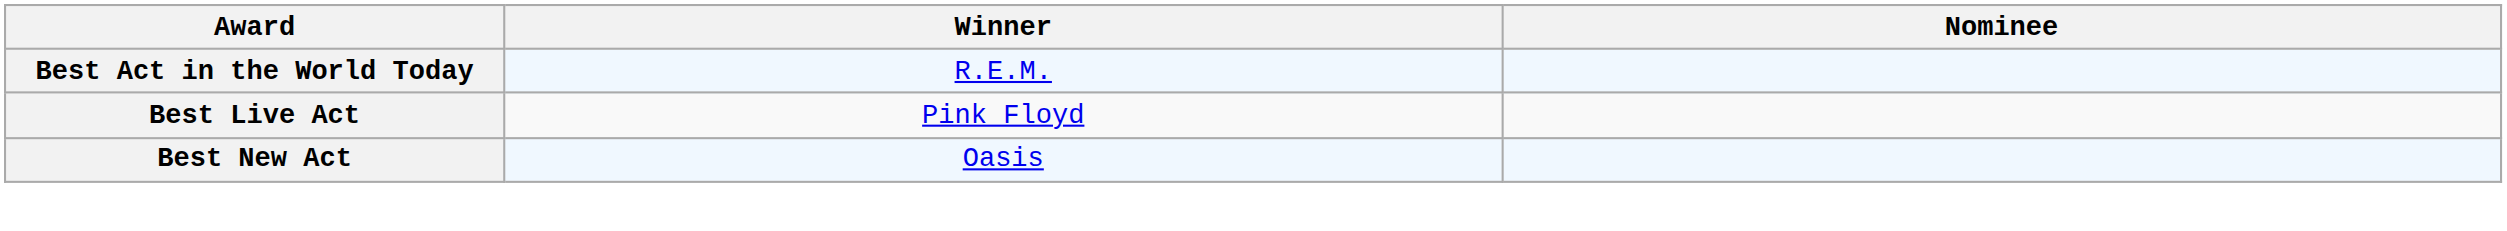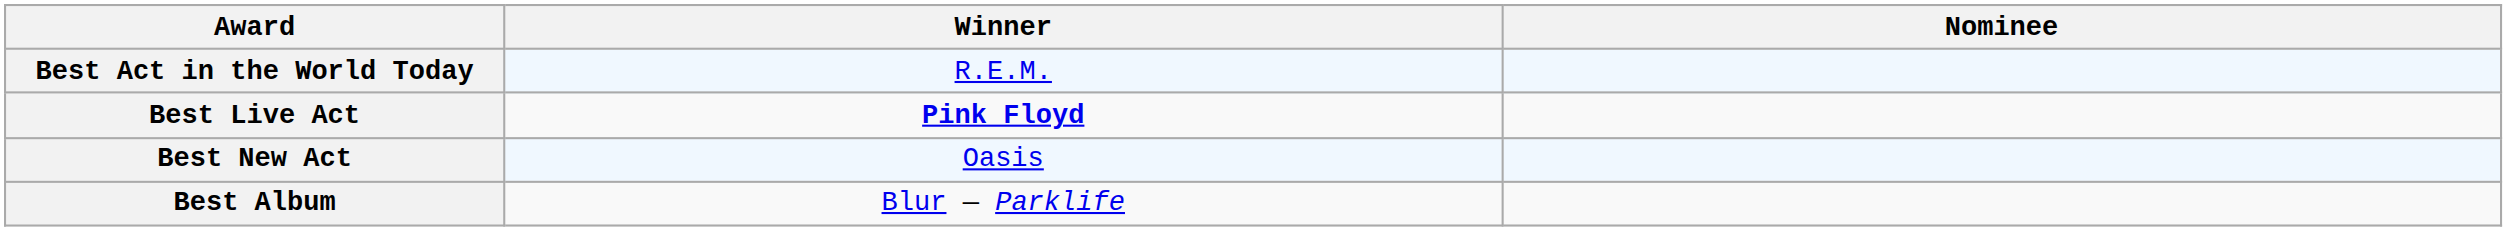(1003, 115) normal -> (1003, 115) bold
+ row: (255, 203)
